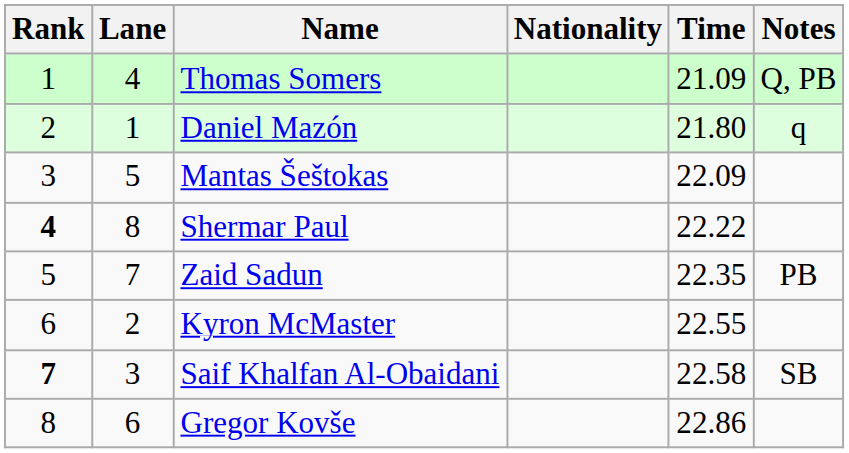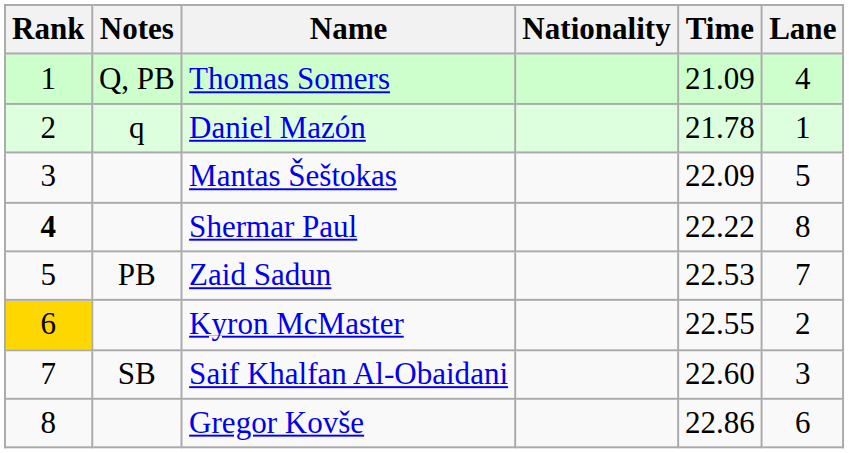columns swapped: (133, 29) <-> (798, 29)
(711, 127) 21.80 -> (720, 127) 21.78
(711, 275) 22.35 -> (720, 275) 22.53
(48, 324) no background -> (48, 324) gold background
(48, 373) bold -> (48, 373) normal
(711, 373) 22.58 -> (720, 373) 22.60
